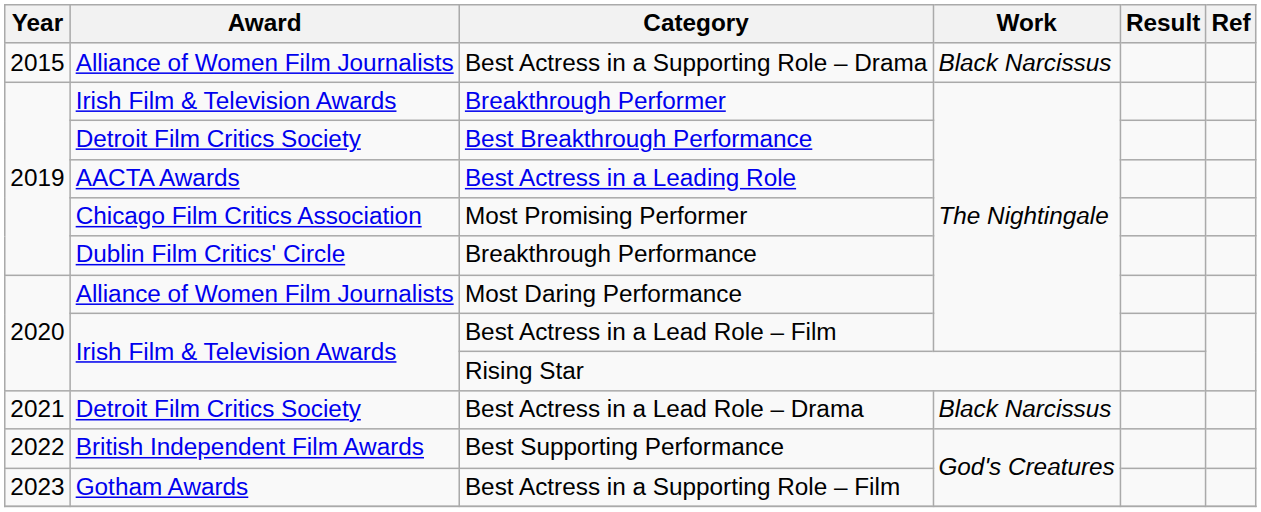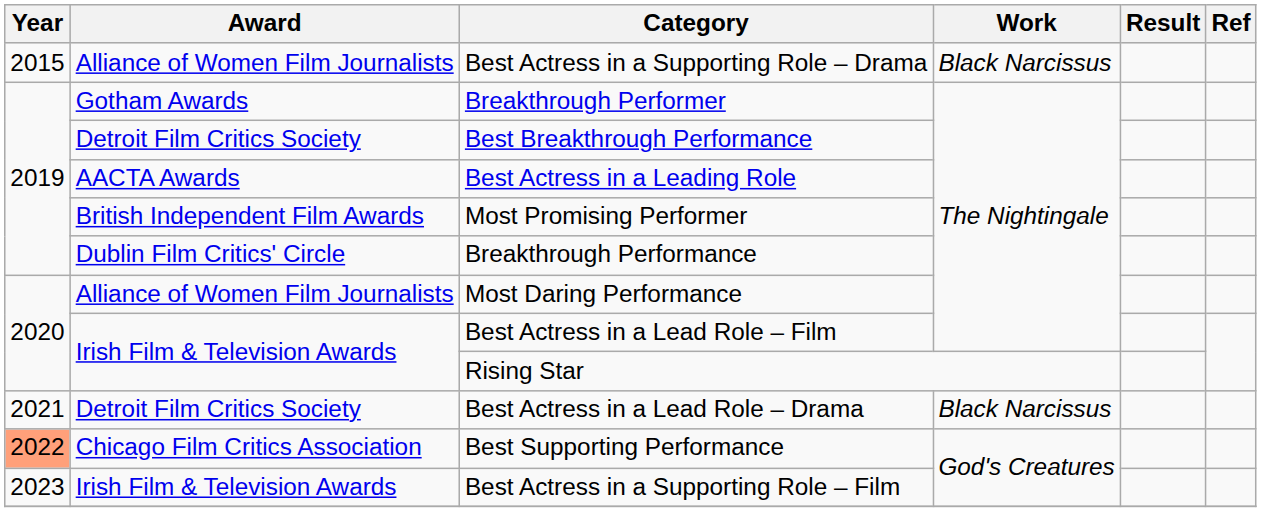(236, 100) Irish Film & Television Awards -> (162, 100) Gotham Awards
(249, 216) Chicago Film Critics Association -> (250, 216) British Independent Film Awards
(37, 448) no background -> (37, 448) lightsalmon background
(250, 448) British Independent Film Awards -> (249, 448) Chicago Film Critics Association
(162, 486) Gotham Awards -> (236, 486) Irish Film & Television Awards
